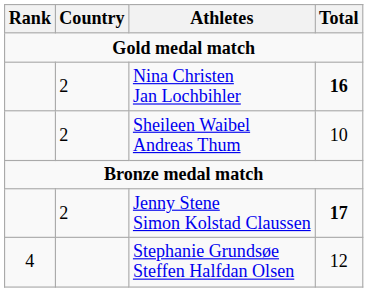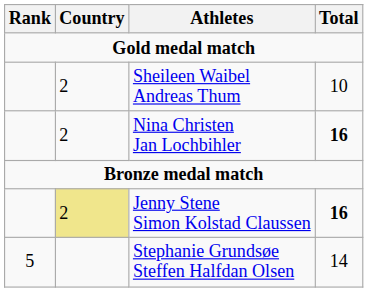rows swapped: (187, 86) <-> (192, 135)
(64, 213) no background -> (64, 213) khaki background
(339, 213) 17 -> (339, 213) 16
(30, 262) 4 -> (30, 262) 5
(339, 262) 12 -> (339, 262) 14
